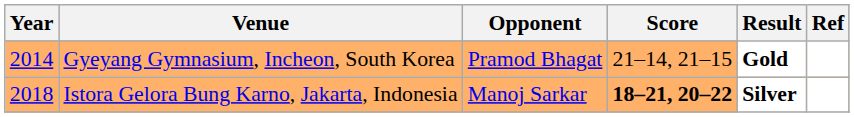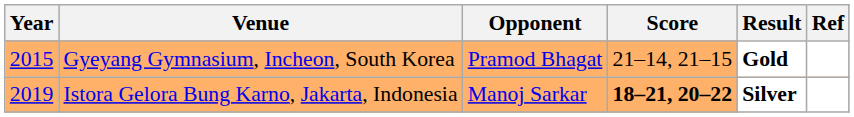(32, 58) 2014 -> (32, 58) 2015
(32, 94) 2018 -> (32, 94) 2019
